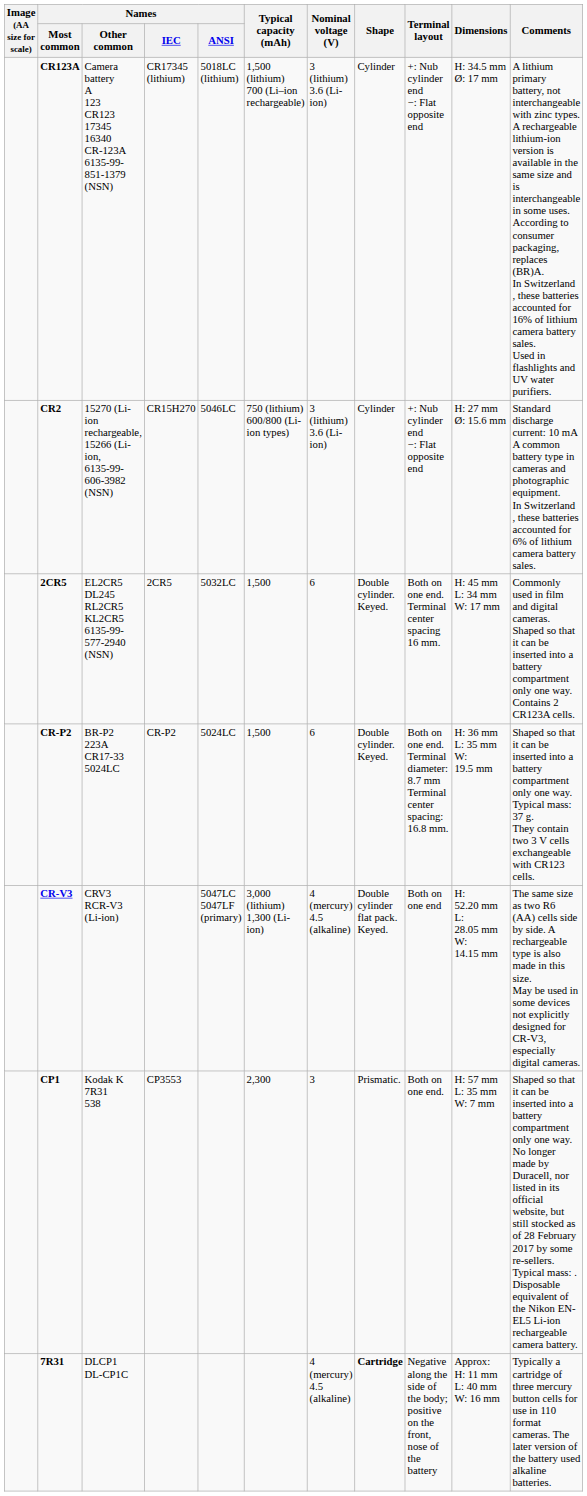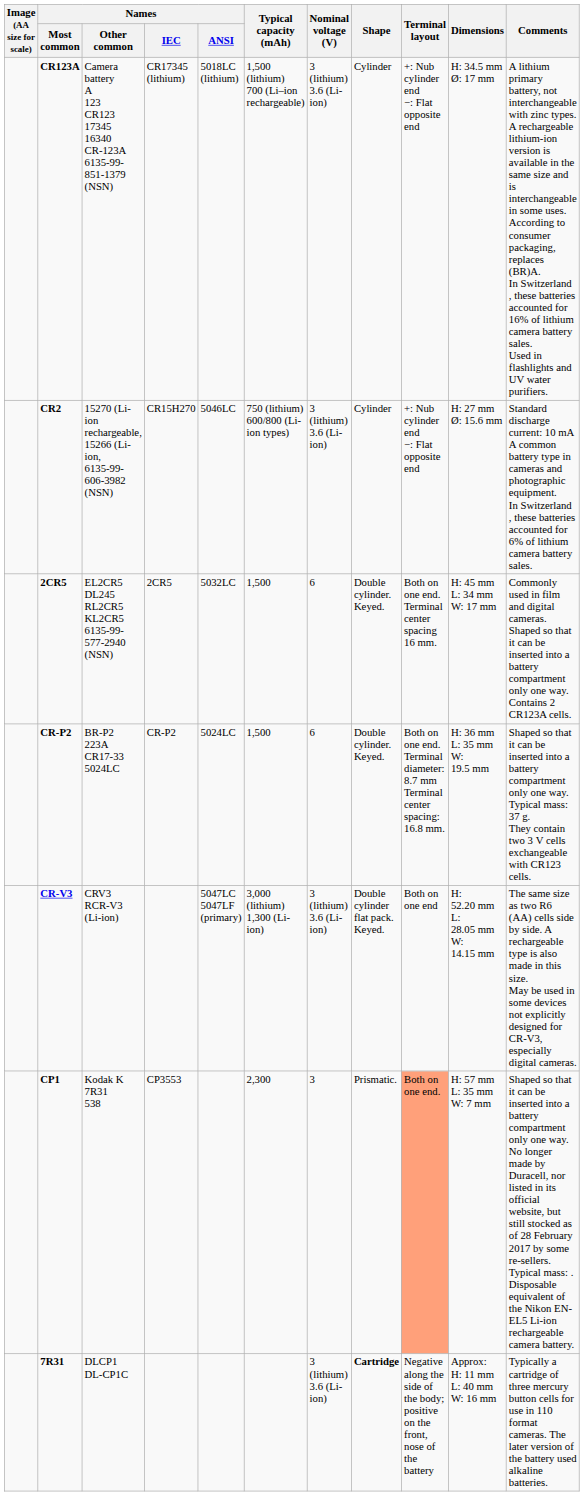(331, 912) 4 (mercury) 4.5 (alkaline) -> (329, 912) 3 (lithium) 3.6 (Li-ion)
(426, 1085) no background -> (422, 1085) lightsalmon background
(331, 1380) 4 (mercury) 4.5 (alkaline) -> (329, 1380) 3 (lithium) 3.6 (Li-ion)
